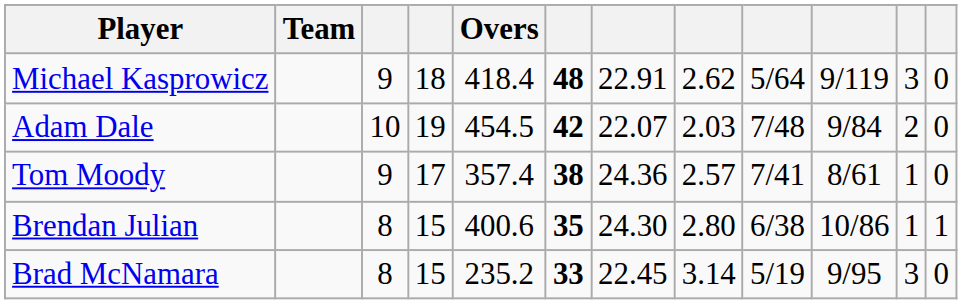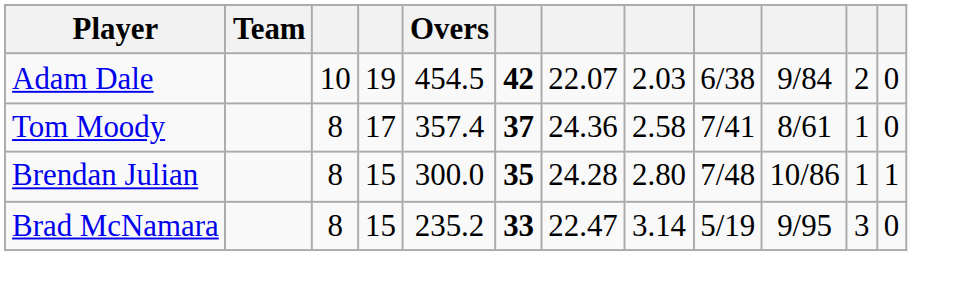- row: (140, 77)
(777, 126) 7/48 -> (728, 77) 6/38
(385, 175) 9 -> (335, 126) 8
(568, 175) 38 -> (519, 126) 37
(709, 175) 2.57 -> (659, 126) 2.58
(499, 224) 400.6 -> (449, 175) 300.0
(633, 224) 24.30 -> (583, 175) 24.28
(777, 224) 6/38 -> (728, 175) 7/48
(633, 273) 22.45 -> (583, 224) 22.47
